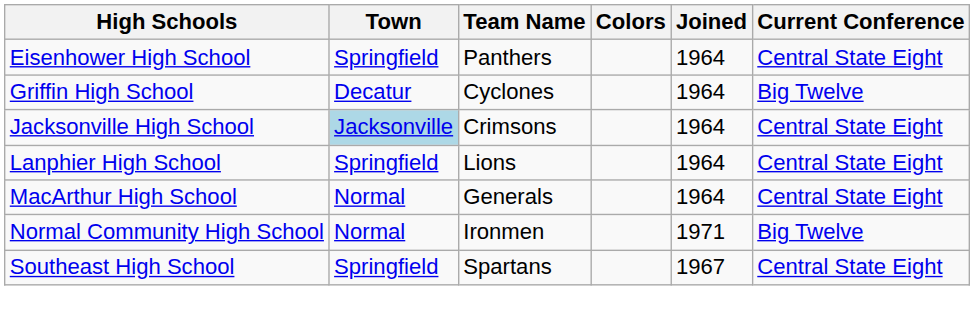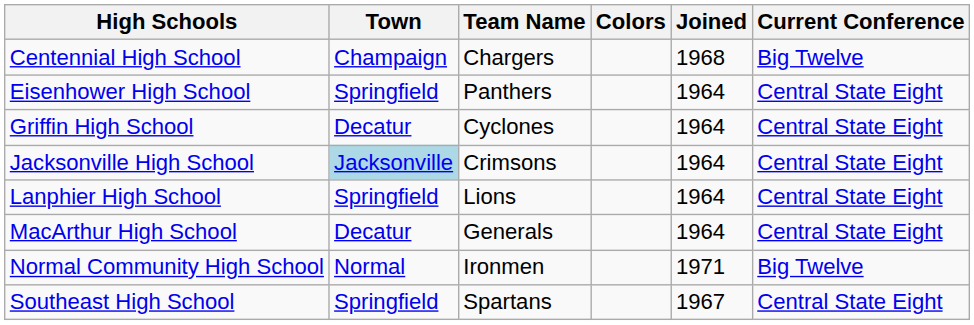+ row: (125, 57)
(810, 92) Big Twelve -> (850, 127) Central State Eight
(370, 197) Normal -> (373, 232) Decatur
